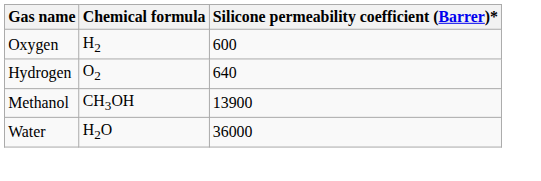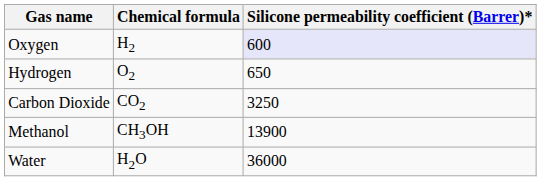(225, 44) no background -> (259, 44) lavender background
(225, 73) 640 -> (259, 73) 650
+ row: (59, 102)
